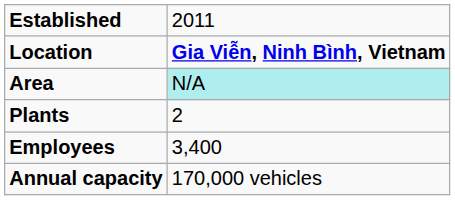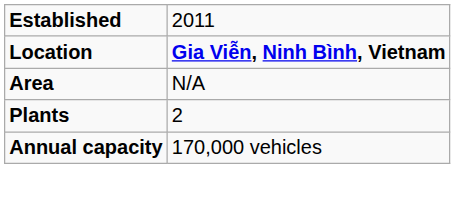(189, 83) paleturquoise background -> (189, 83) no background
- row: (62, 147)
